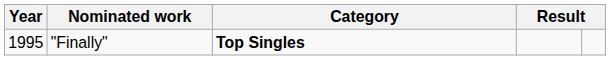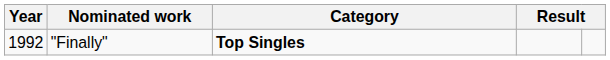(26, 42) 1995 -> (26, 42) 1992
